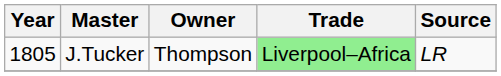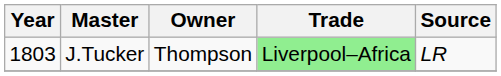(33, 53) 1805 -> (33, 53) 1803
